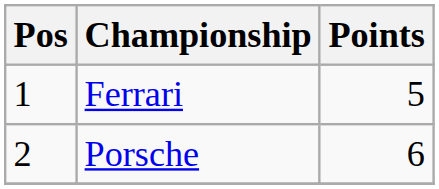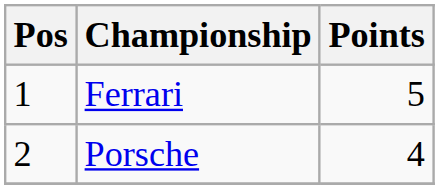(416, 153) 6 -> (416, 153) 4
